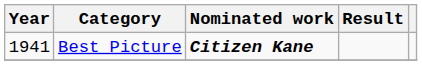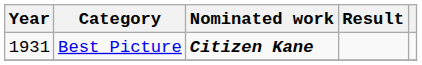(29, 47) 1941 -> (29, 47) 1931
